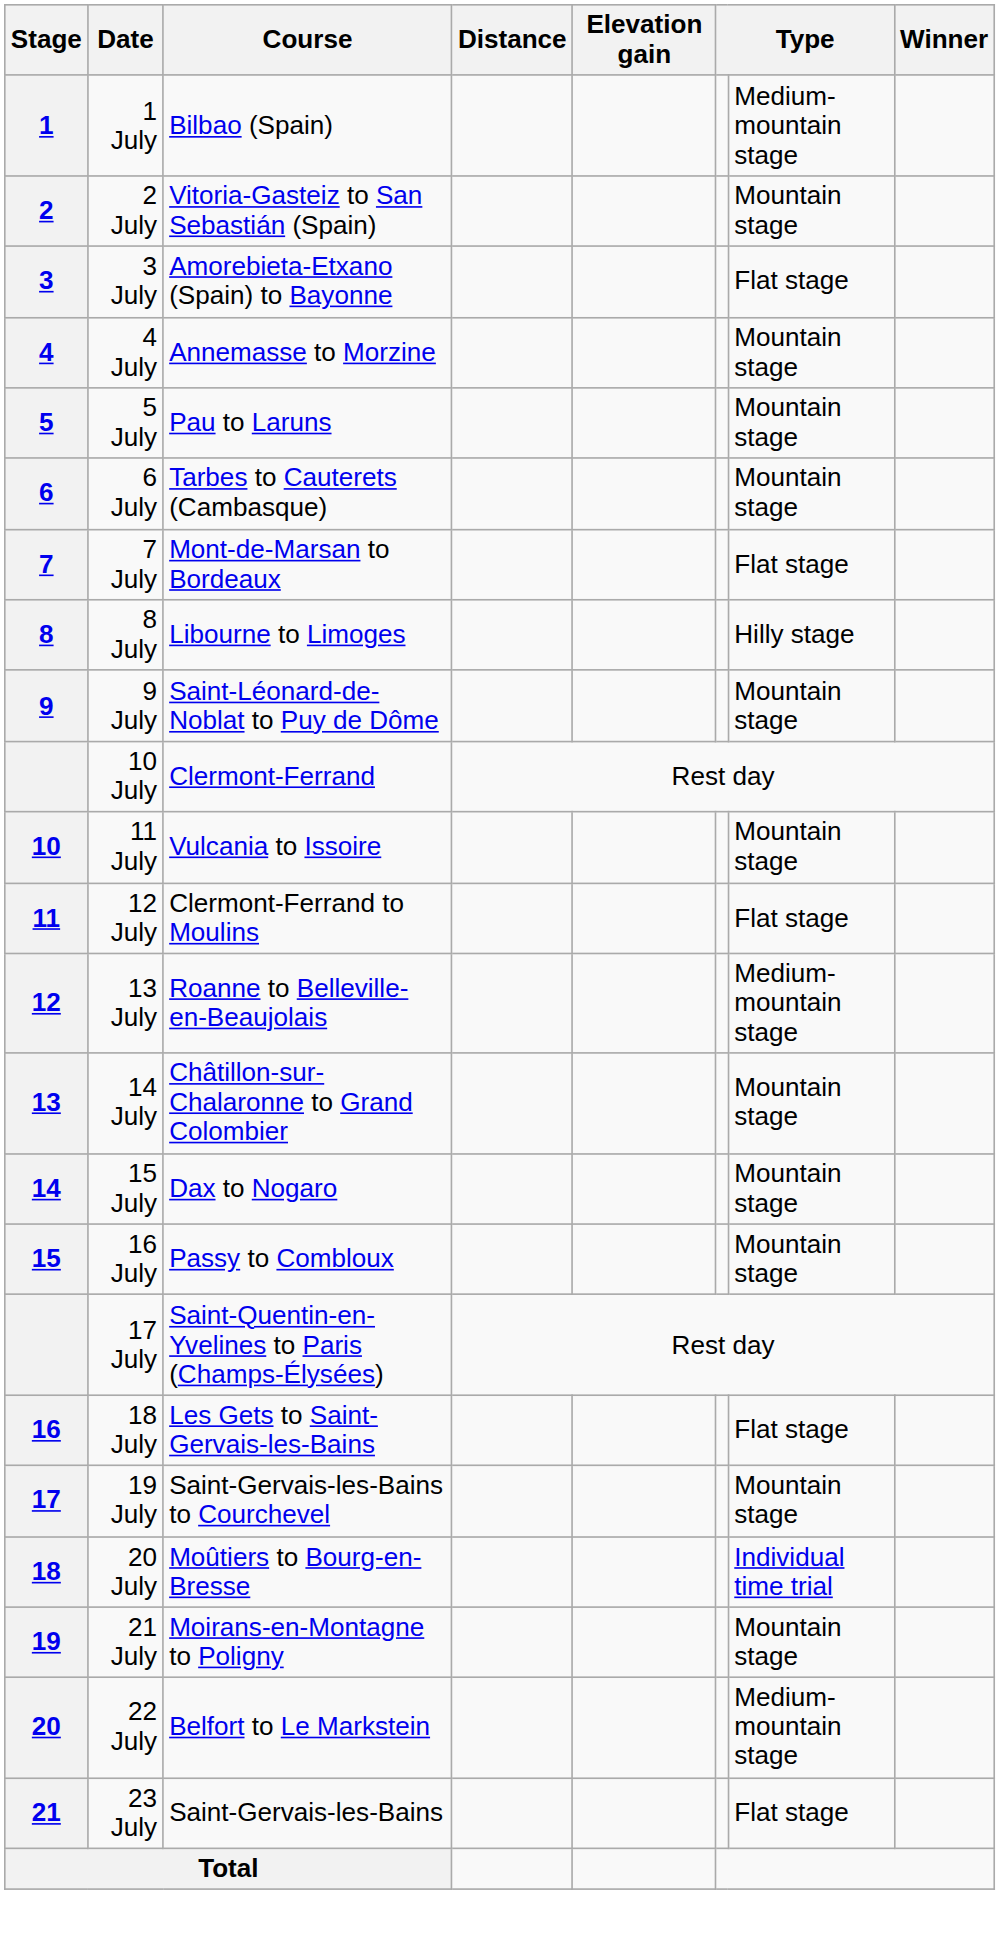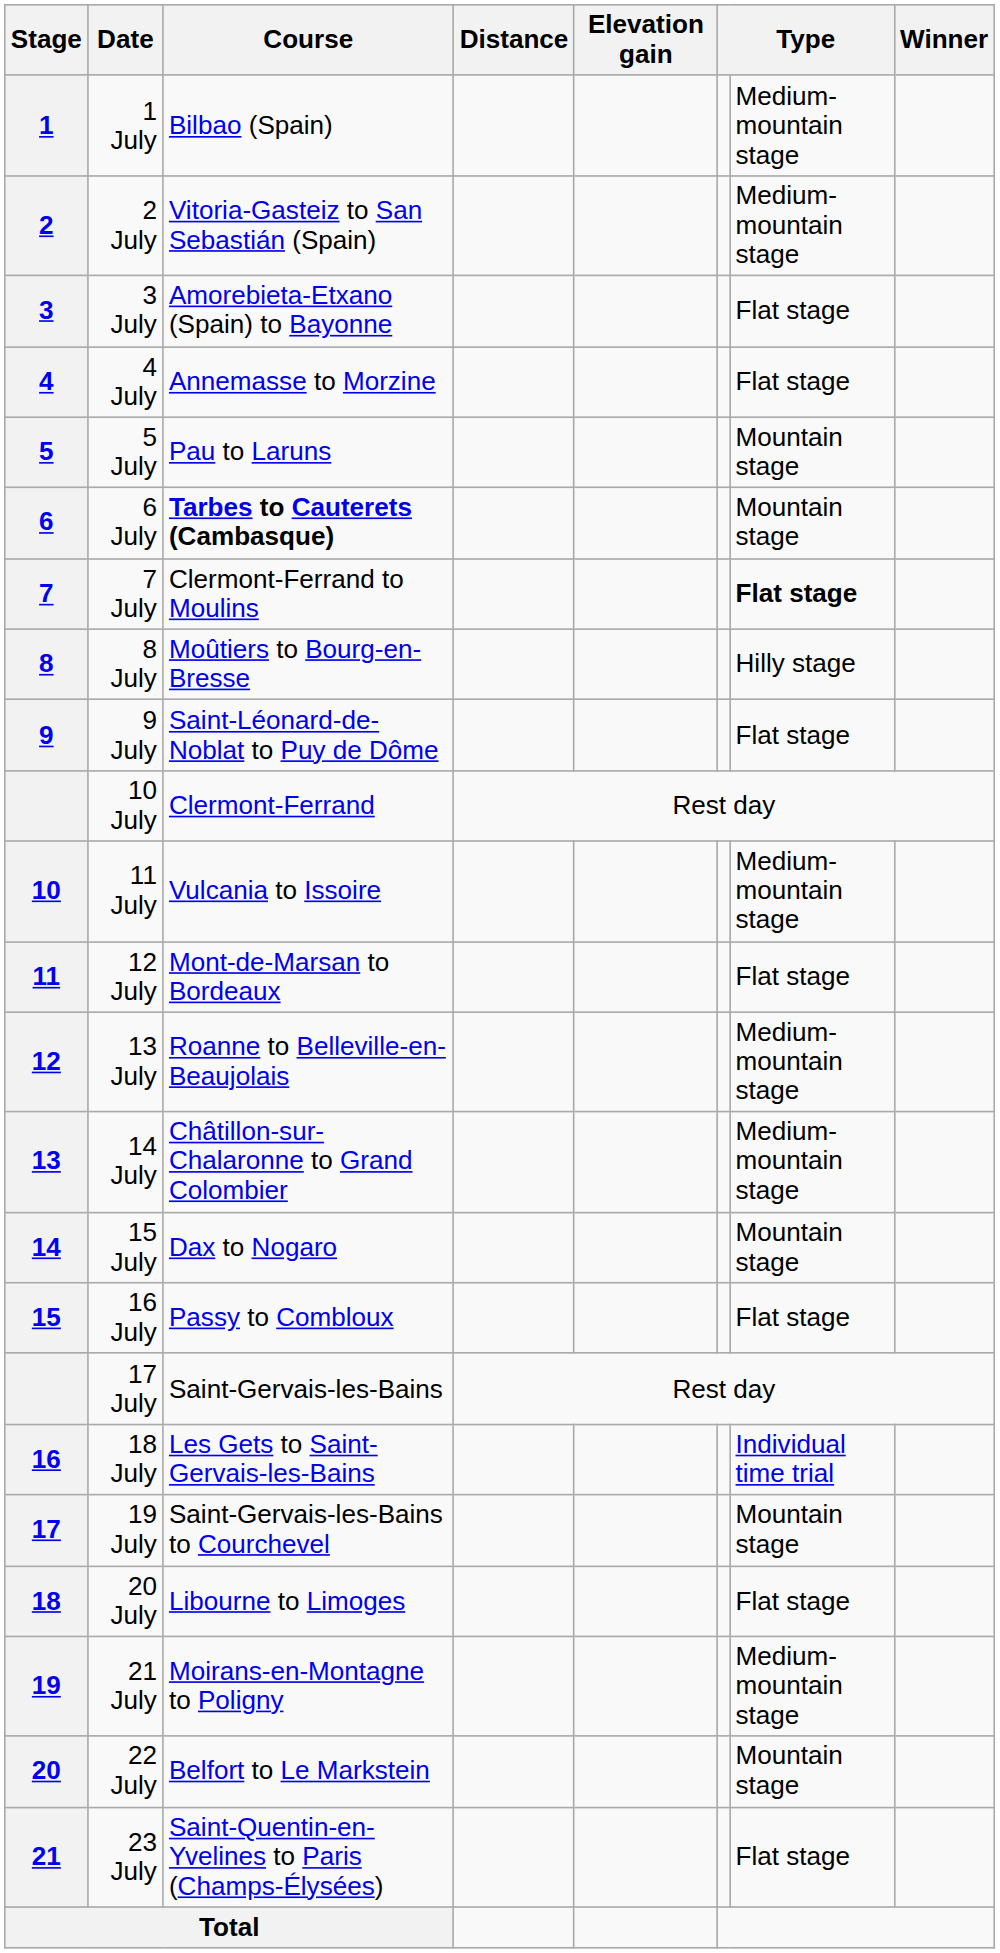(788, 210) Mountain stage -> (789, 225) Medium-mountain stage
(788, 351) Mountain stage -> (793, 381) Flat stage
(283, 493) normal -> (290, 522) bold
(279, 564) Mont-de-Marsan to Bordeaux -> (286, 593) Clermont-Ferrand to Moulins
(792, 564) normal -> (796, 593) bold
(287, 634) Libourne to Limoges -> (295, 664) Moûtiers to Bourg-en-Bresse
(788, 705) Mountain stage -> (793, 734) Flat stage
(788, 846) Mountain stage -> (789, 890) Medium-mountain stage
(287, 917) Clermont-Ferrand to Moulins -> (279, 976) Mont-de-Marsan to Bordeaux
(788, 1103) Mountain stage -> (789, 1161) Medium-mountain stage
(788, 1259) Mountain stage -> (793, 1317) Flat stage
(276, 1344) Saint-Quentin-en-Yvelines to Paris (Champs-Élysées) -> (306, 1388) Saint-Gervais-les-Bains
(792, 1429) Flat stage -> (791, 1459) Individual time trial
(295, 1571) Moûtiers to Bourg-en-Bresse -> (287, 1600) Libourne to Limoges
(789, 1571) Individual time trial -> (793, 1600) Flat stage
(788, 1641) Mountain stage -> (789, 1685) Medium-mountain stage
(788, 1727) Medium-mountain stage -> (789, 1771) Mountain stage
(306, 1812) Saint-Gervais-les-Bains -> (276, 1856) Saint-Quentin-en-Yvelines to Paris (Champs-Élysées)
